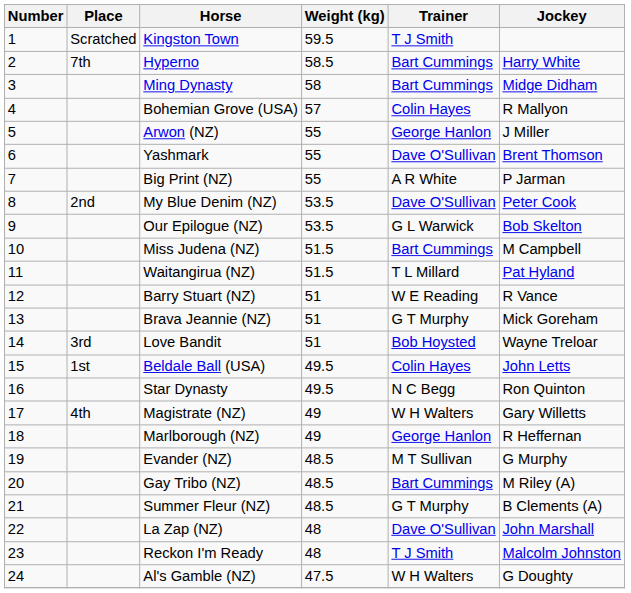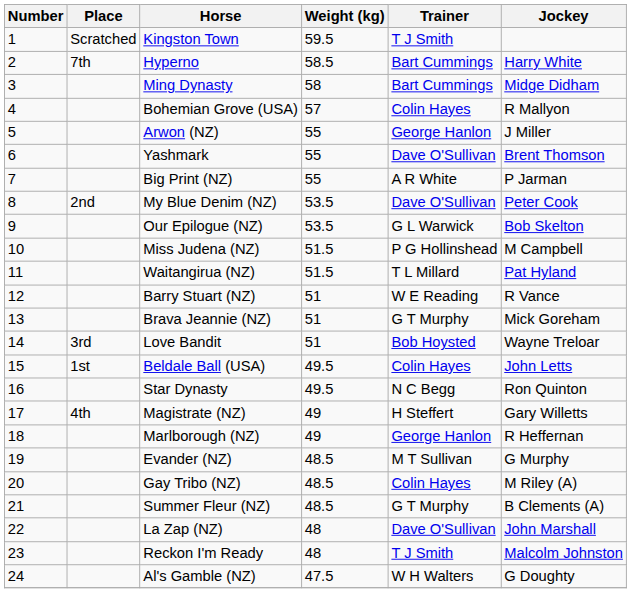(442, 249) Bart Cummings -> (444, 249) P G Hollinshead
(432, 413) W H Walters -> (422, 413) H Steffert
(442, 483) Bart Cummings -> (431, 483) Colin Hayes
